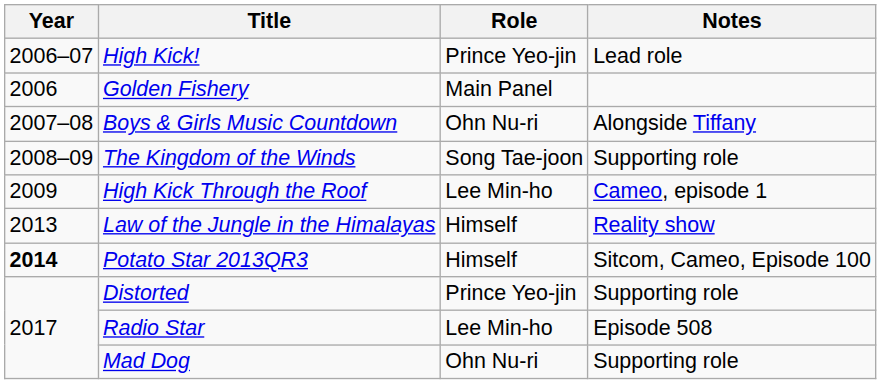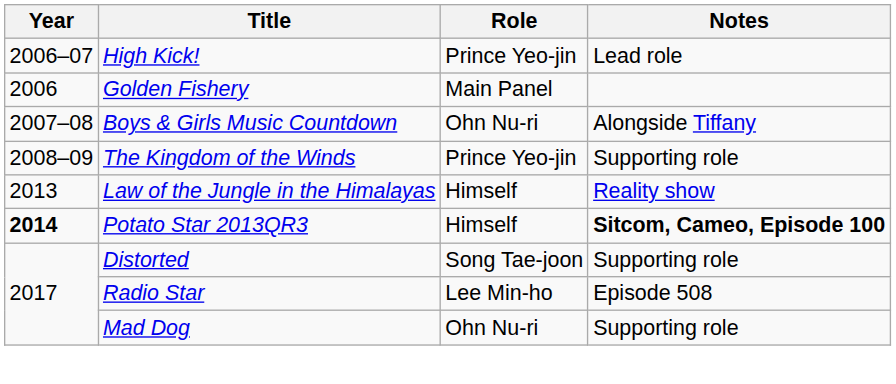(514, 157) Song Tae-joon -> (511, 157) Prince Yeo-jin
- row: (235, 191)
(732, 259) normal -> (739, 225) bold
(511, 293) Prince Yeo-jin -> (514, 259) Song Tae-joon
